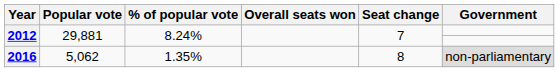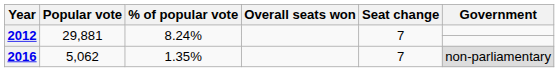(401, 56) 8 -> (401, 56) 7
